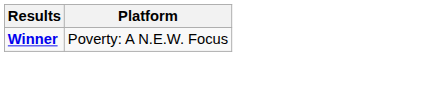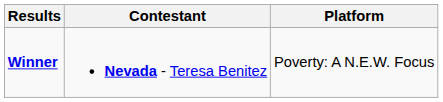+ column: (167, 16)
